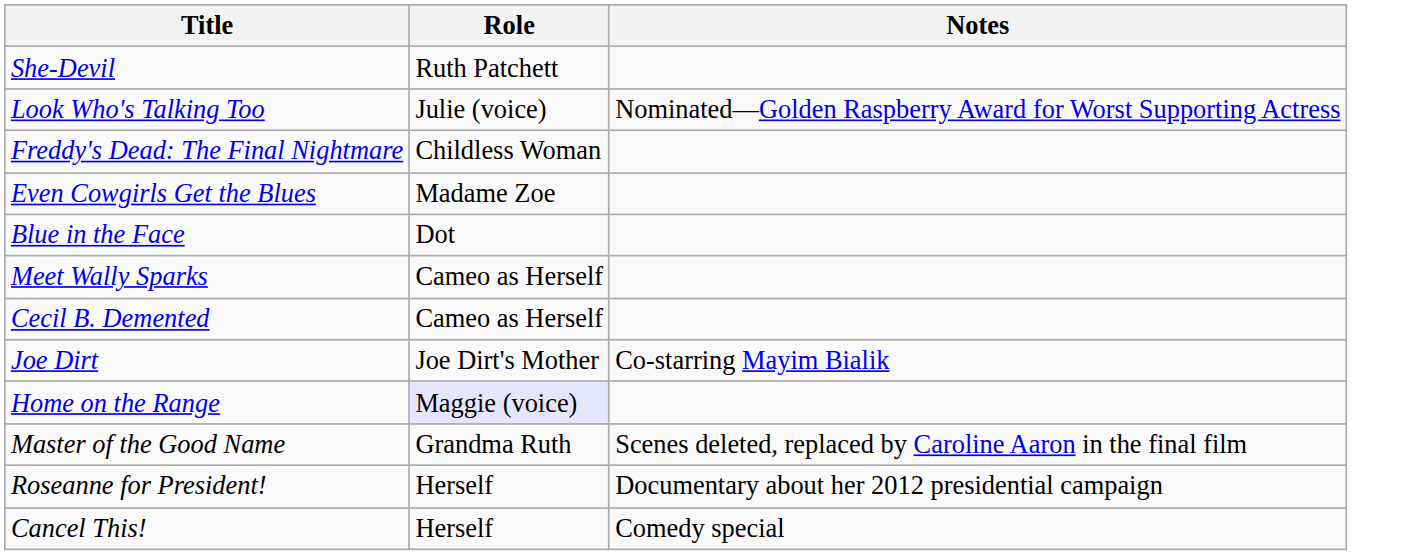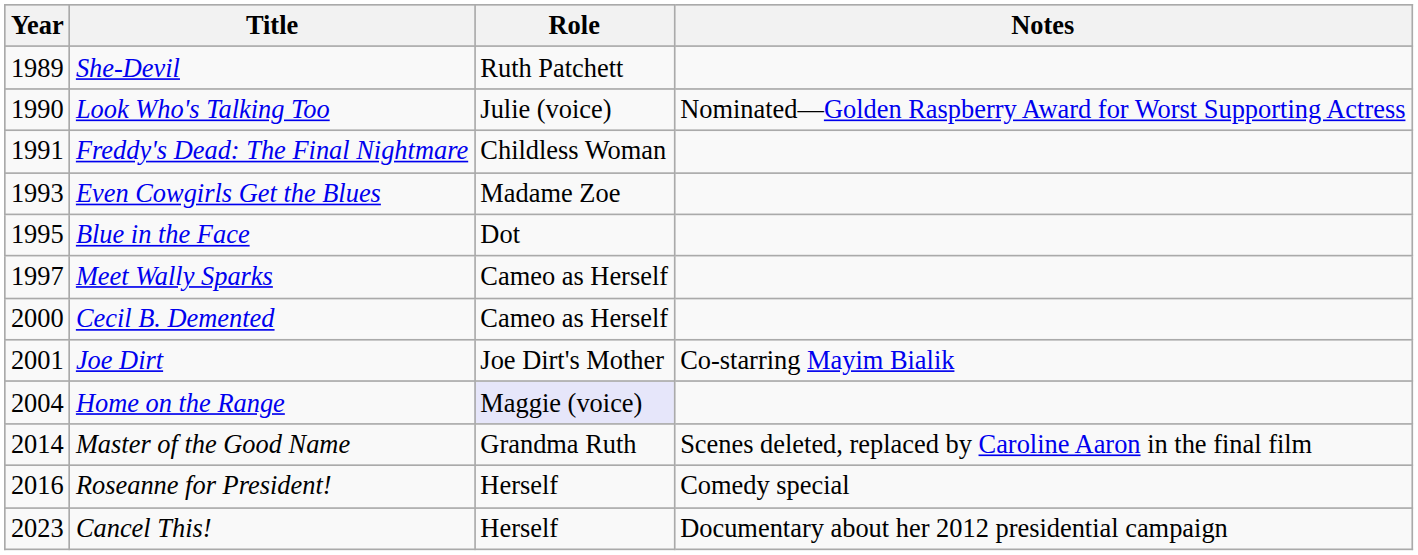+ column: (37, 25)
(889, 485) Documentary about her 2012 presidential campaign -> (765, 485) Comedy special
(700, 527) Comedy special -> (954, 527) Documentary about her 2012 presidential campaign
